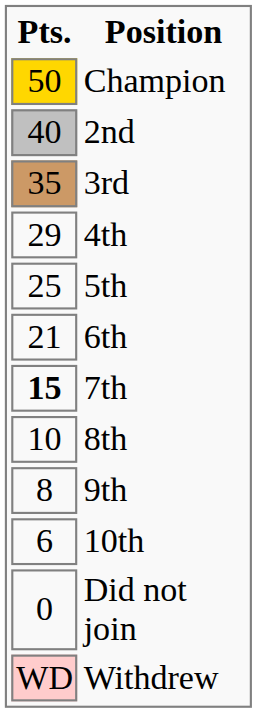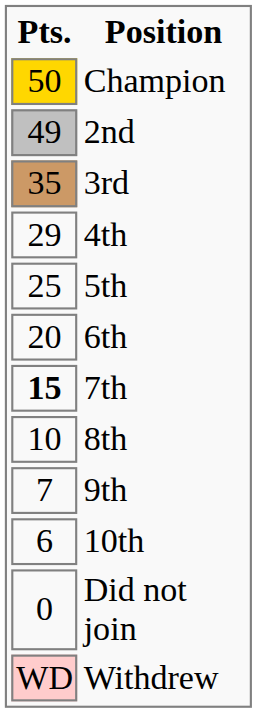(45, 132) 40 -> (45, 132) 49
(45, 337) 21 -> (45, 337) 20
(45, 490) 8 -> (45, 490) 7
